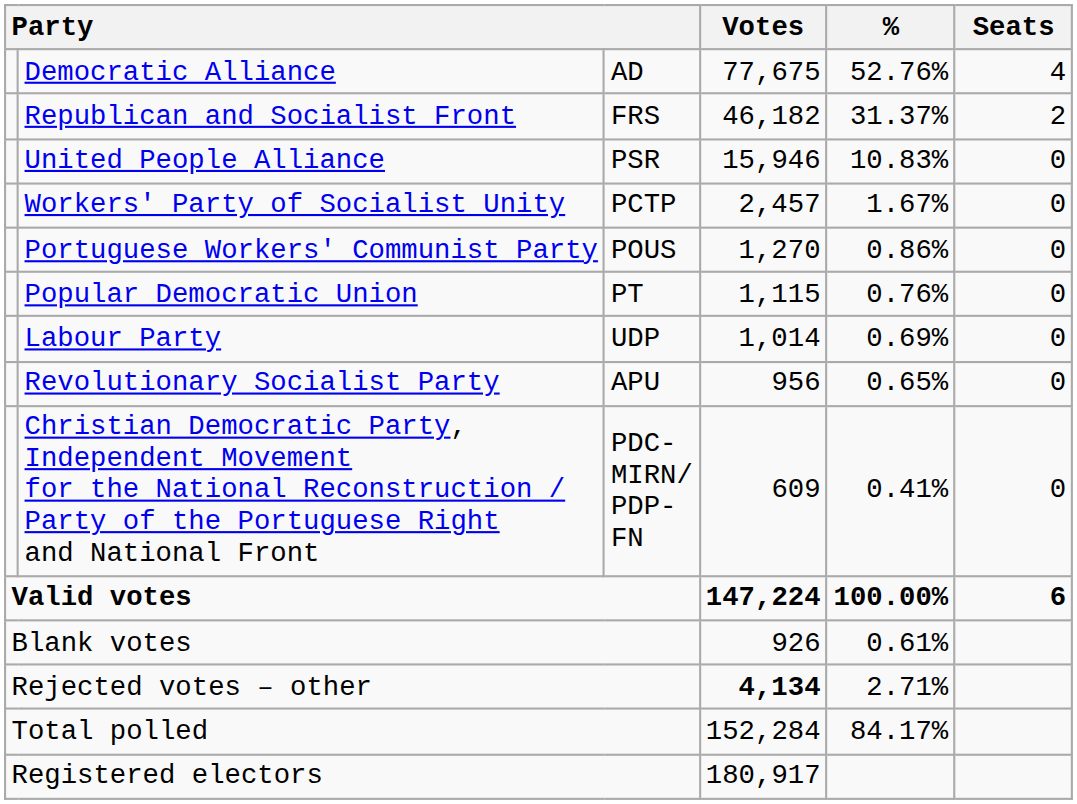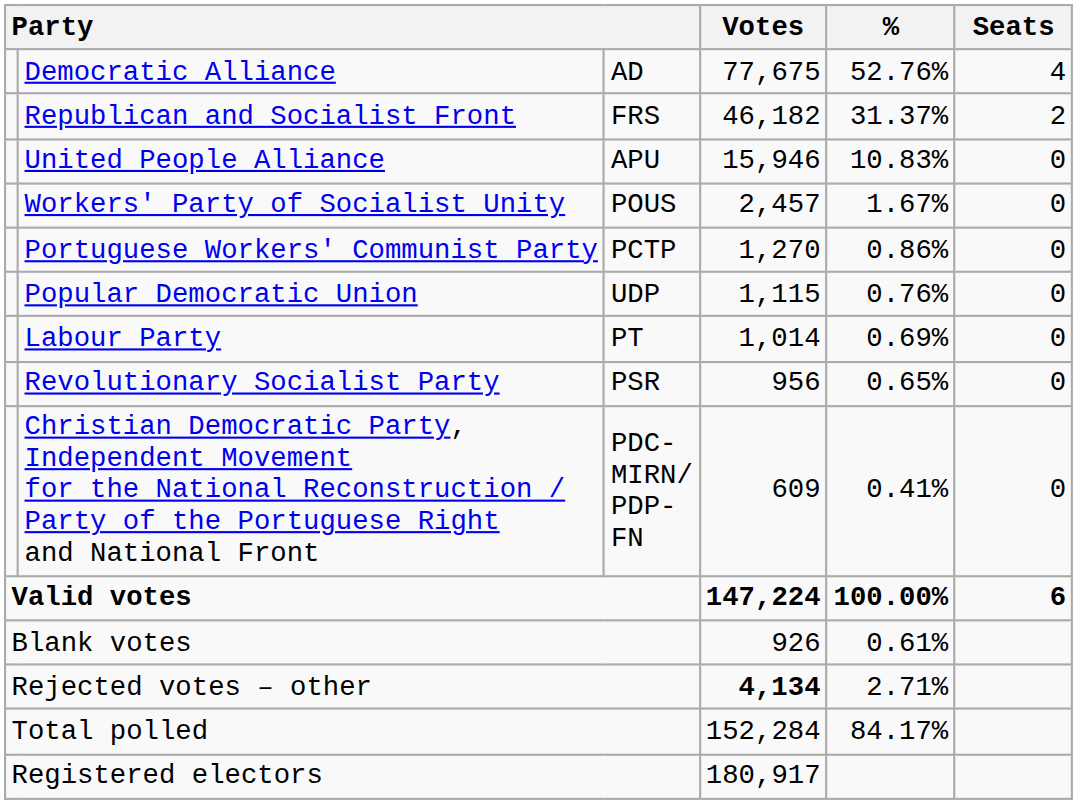(636, 161) PSR -> (636, 161) APU
(644, 205) PCTP -> (644, 205) POUS
(644, 250) POUS -> (644, 250) PCTP
(627, 294) PT -> (636, 294) UDP
(636, 339) UDP -> (627, 339) PT
(636, 383) APU -> (636, 383) PSR
